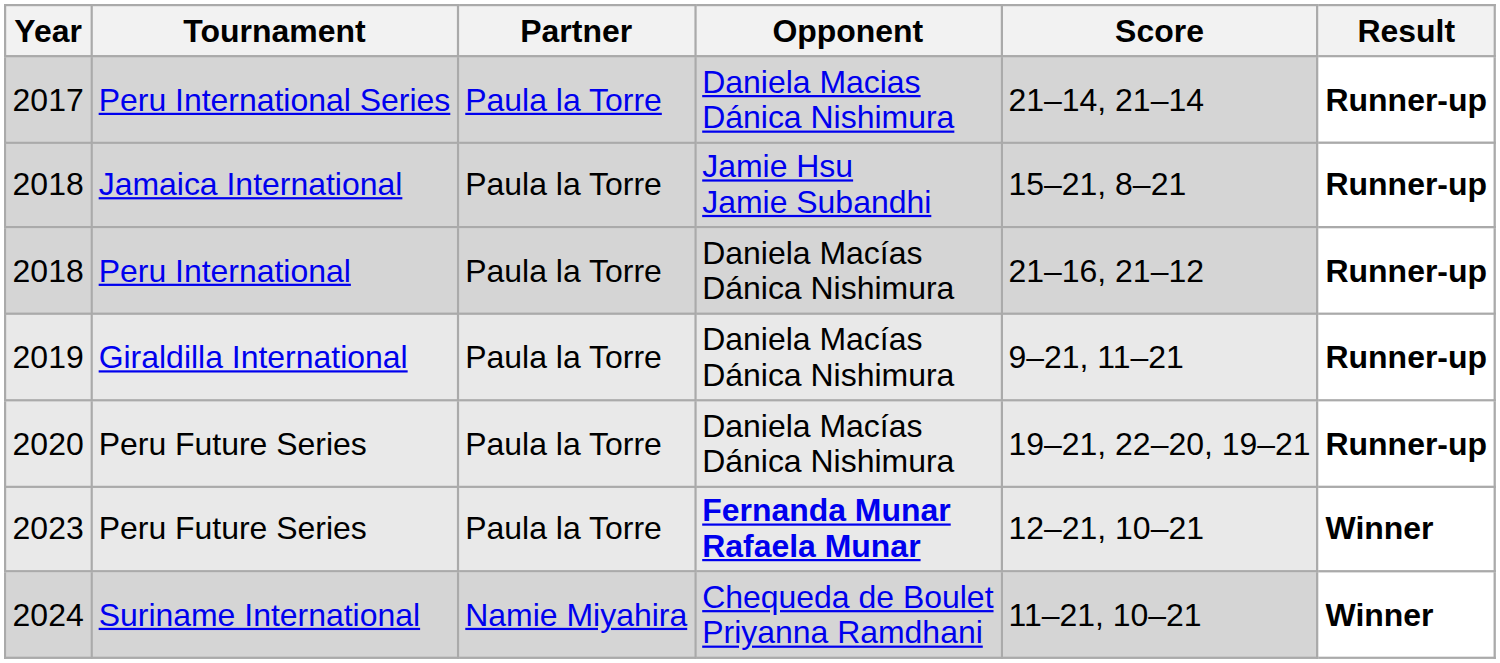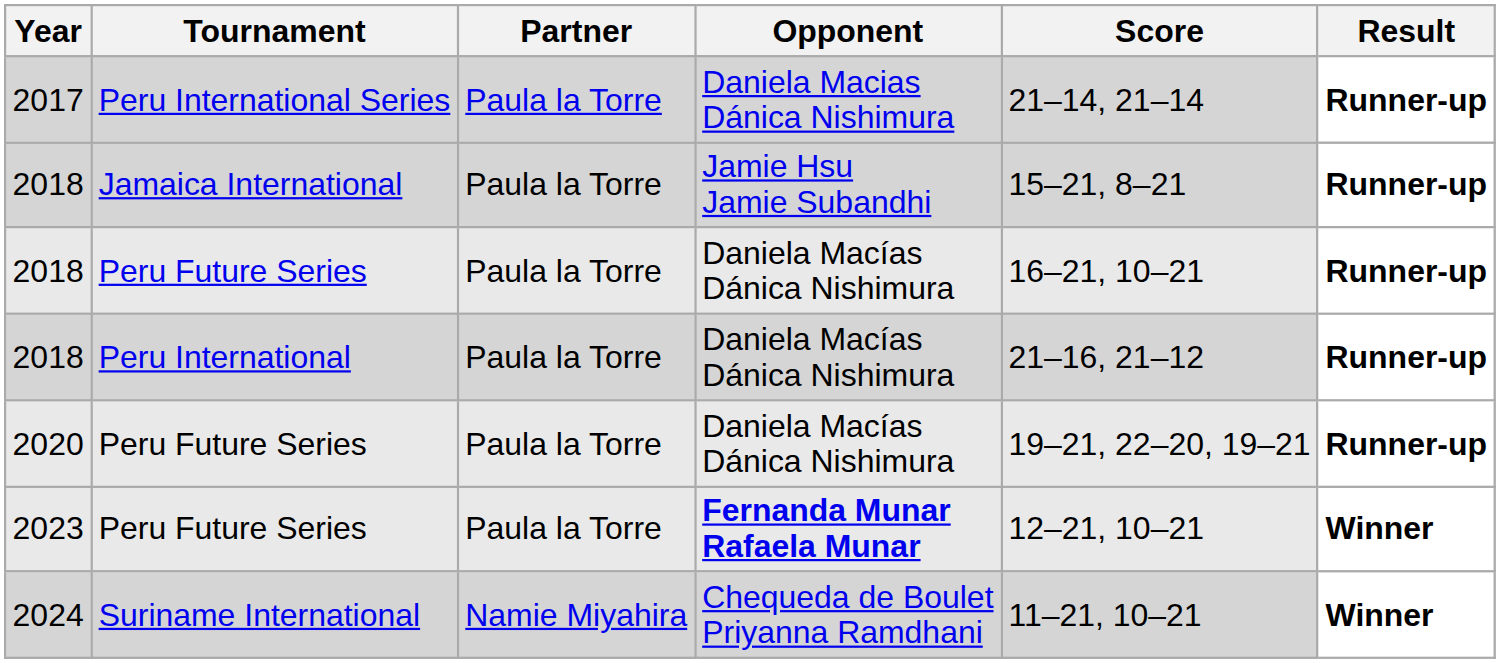+ row: (48, 271)
- row: (48, 357)
